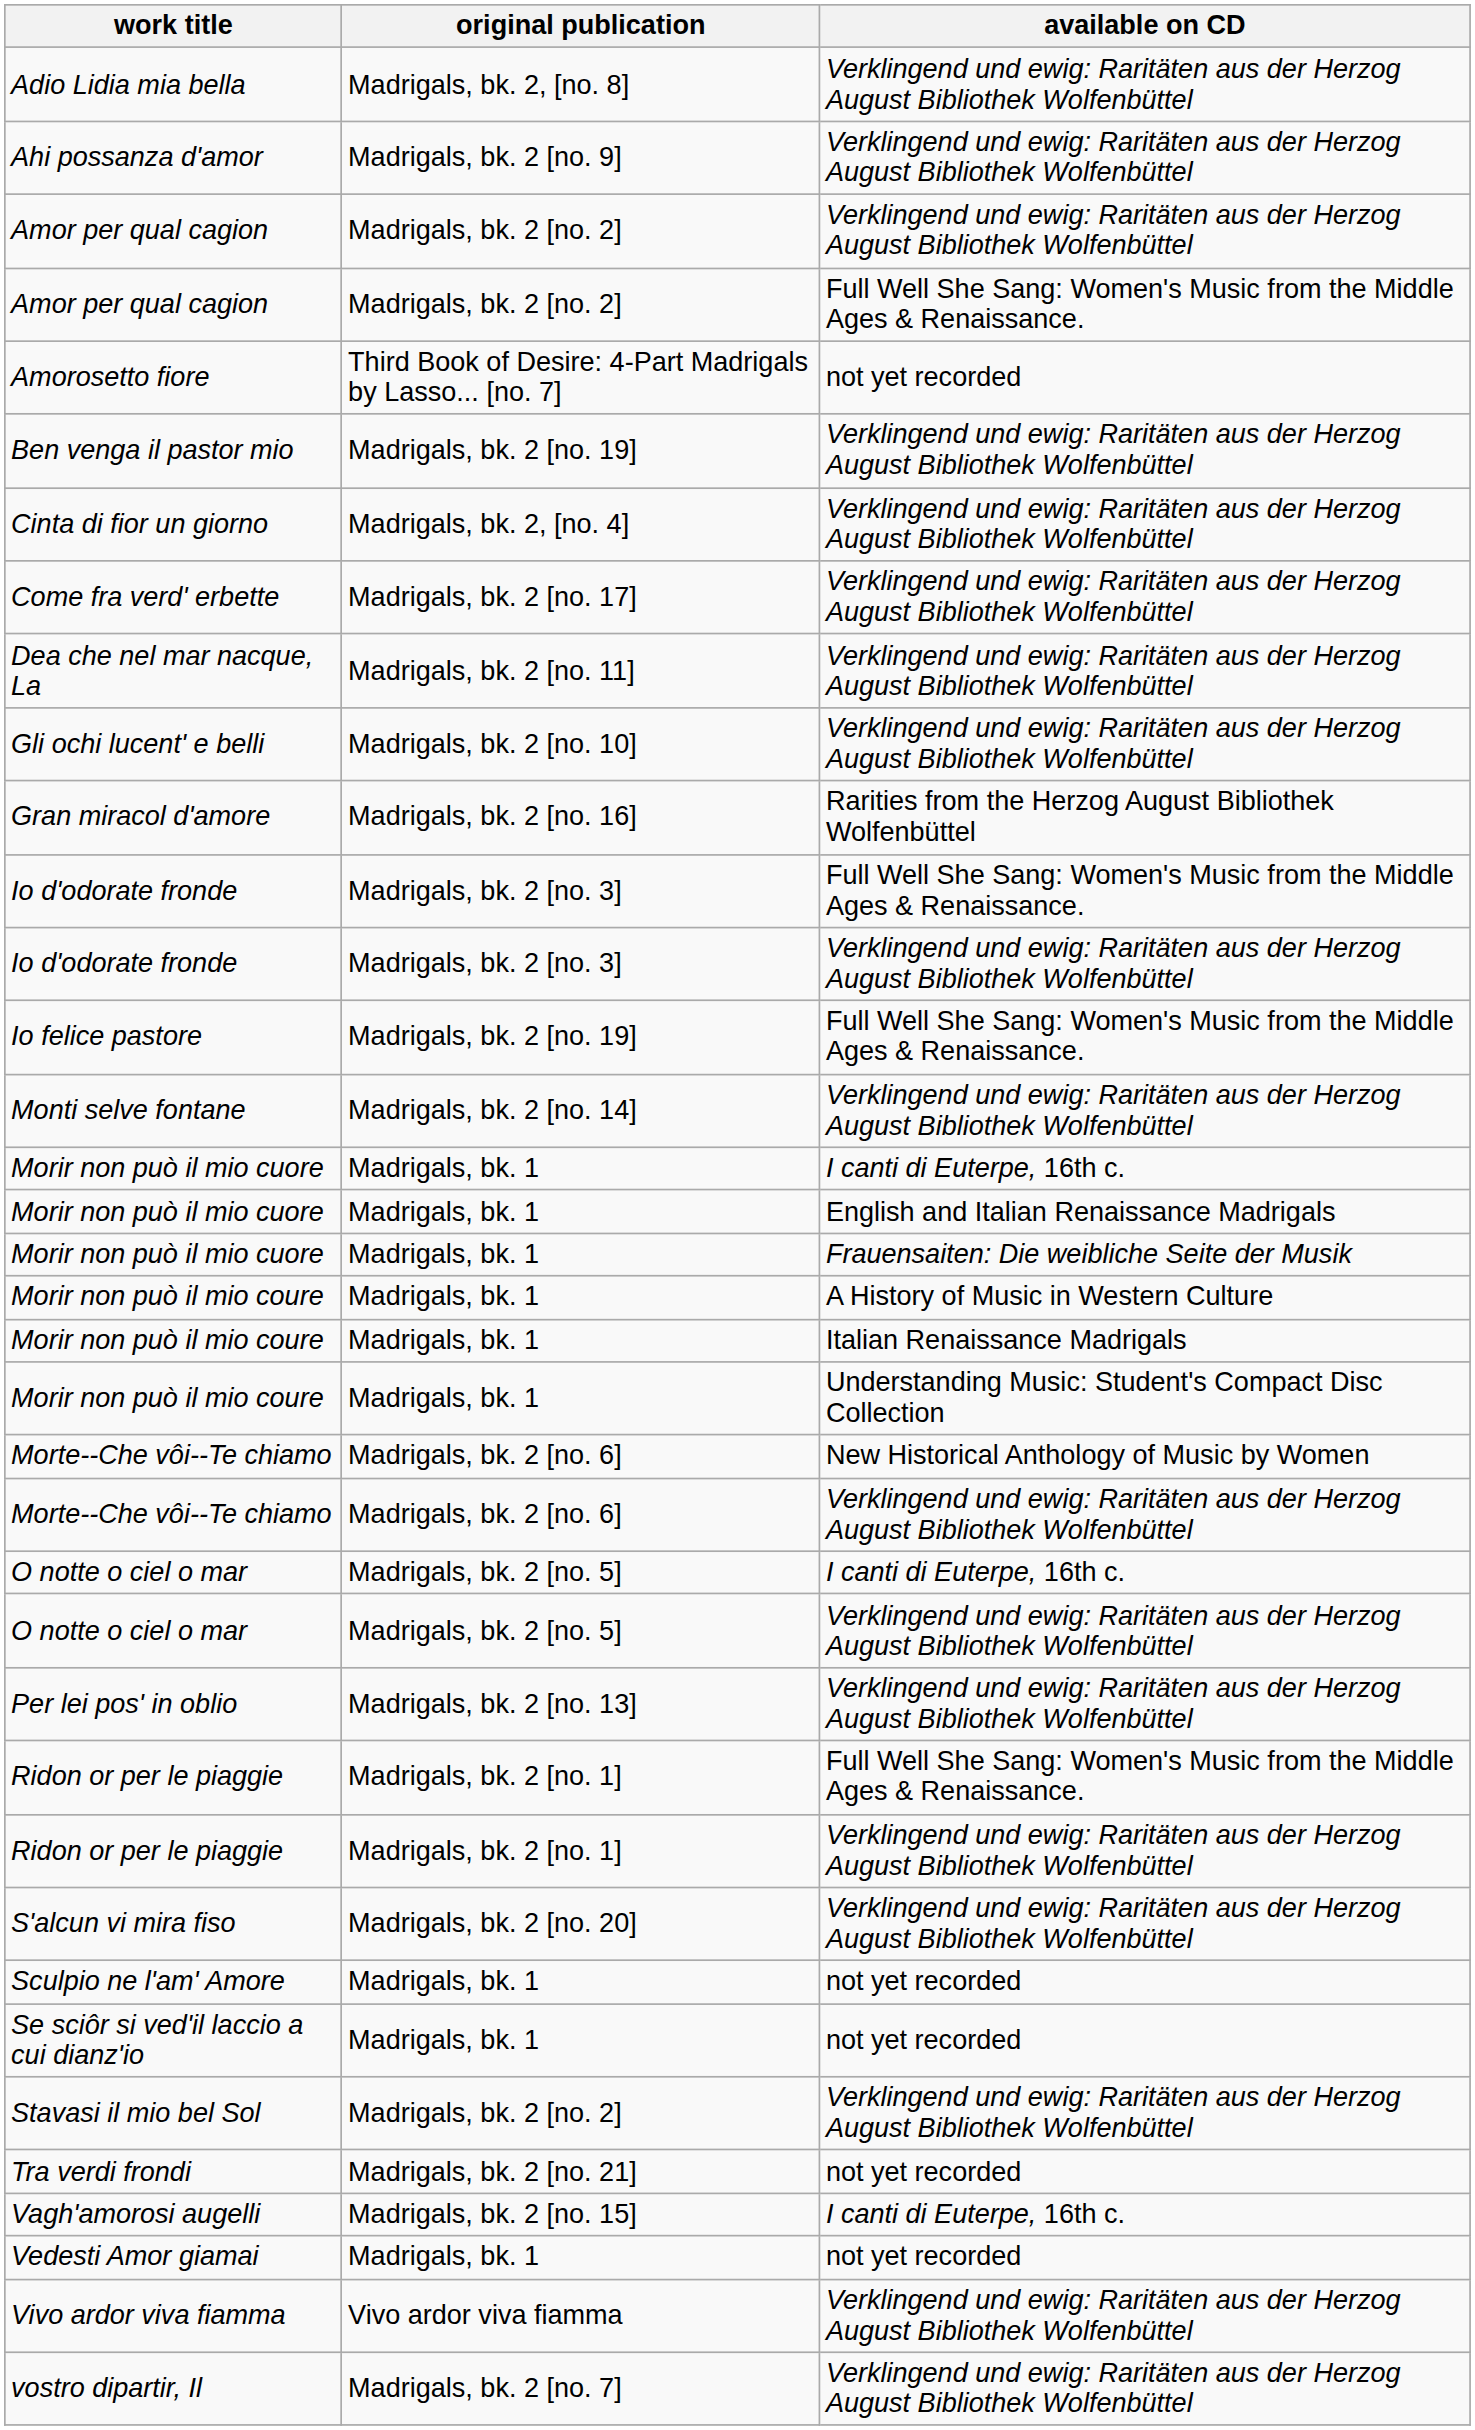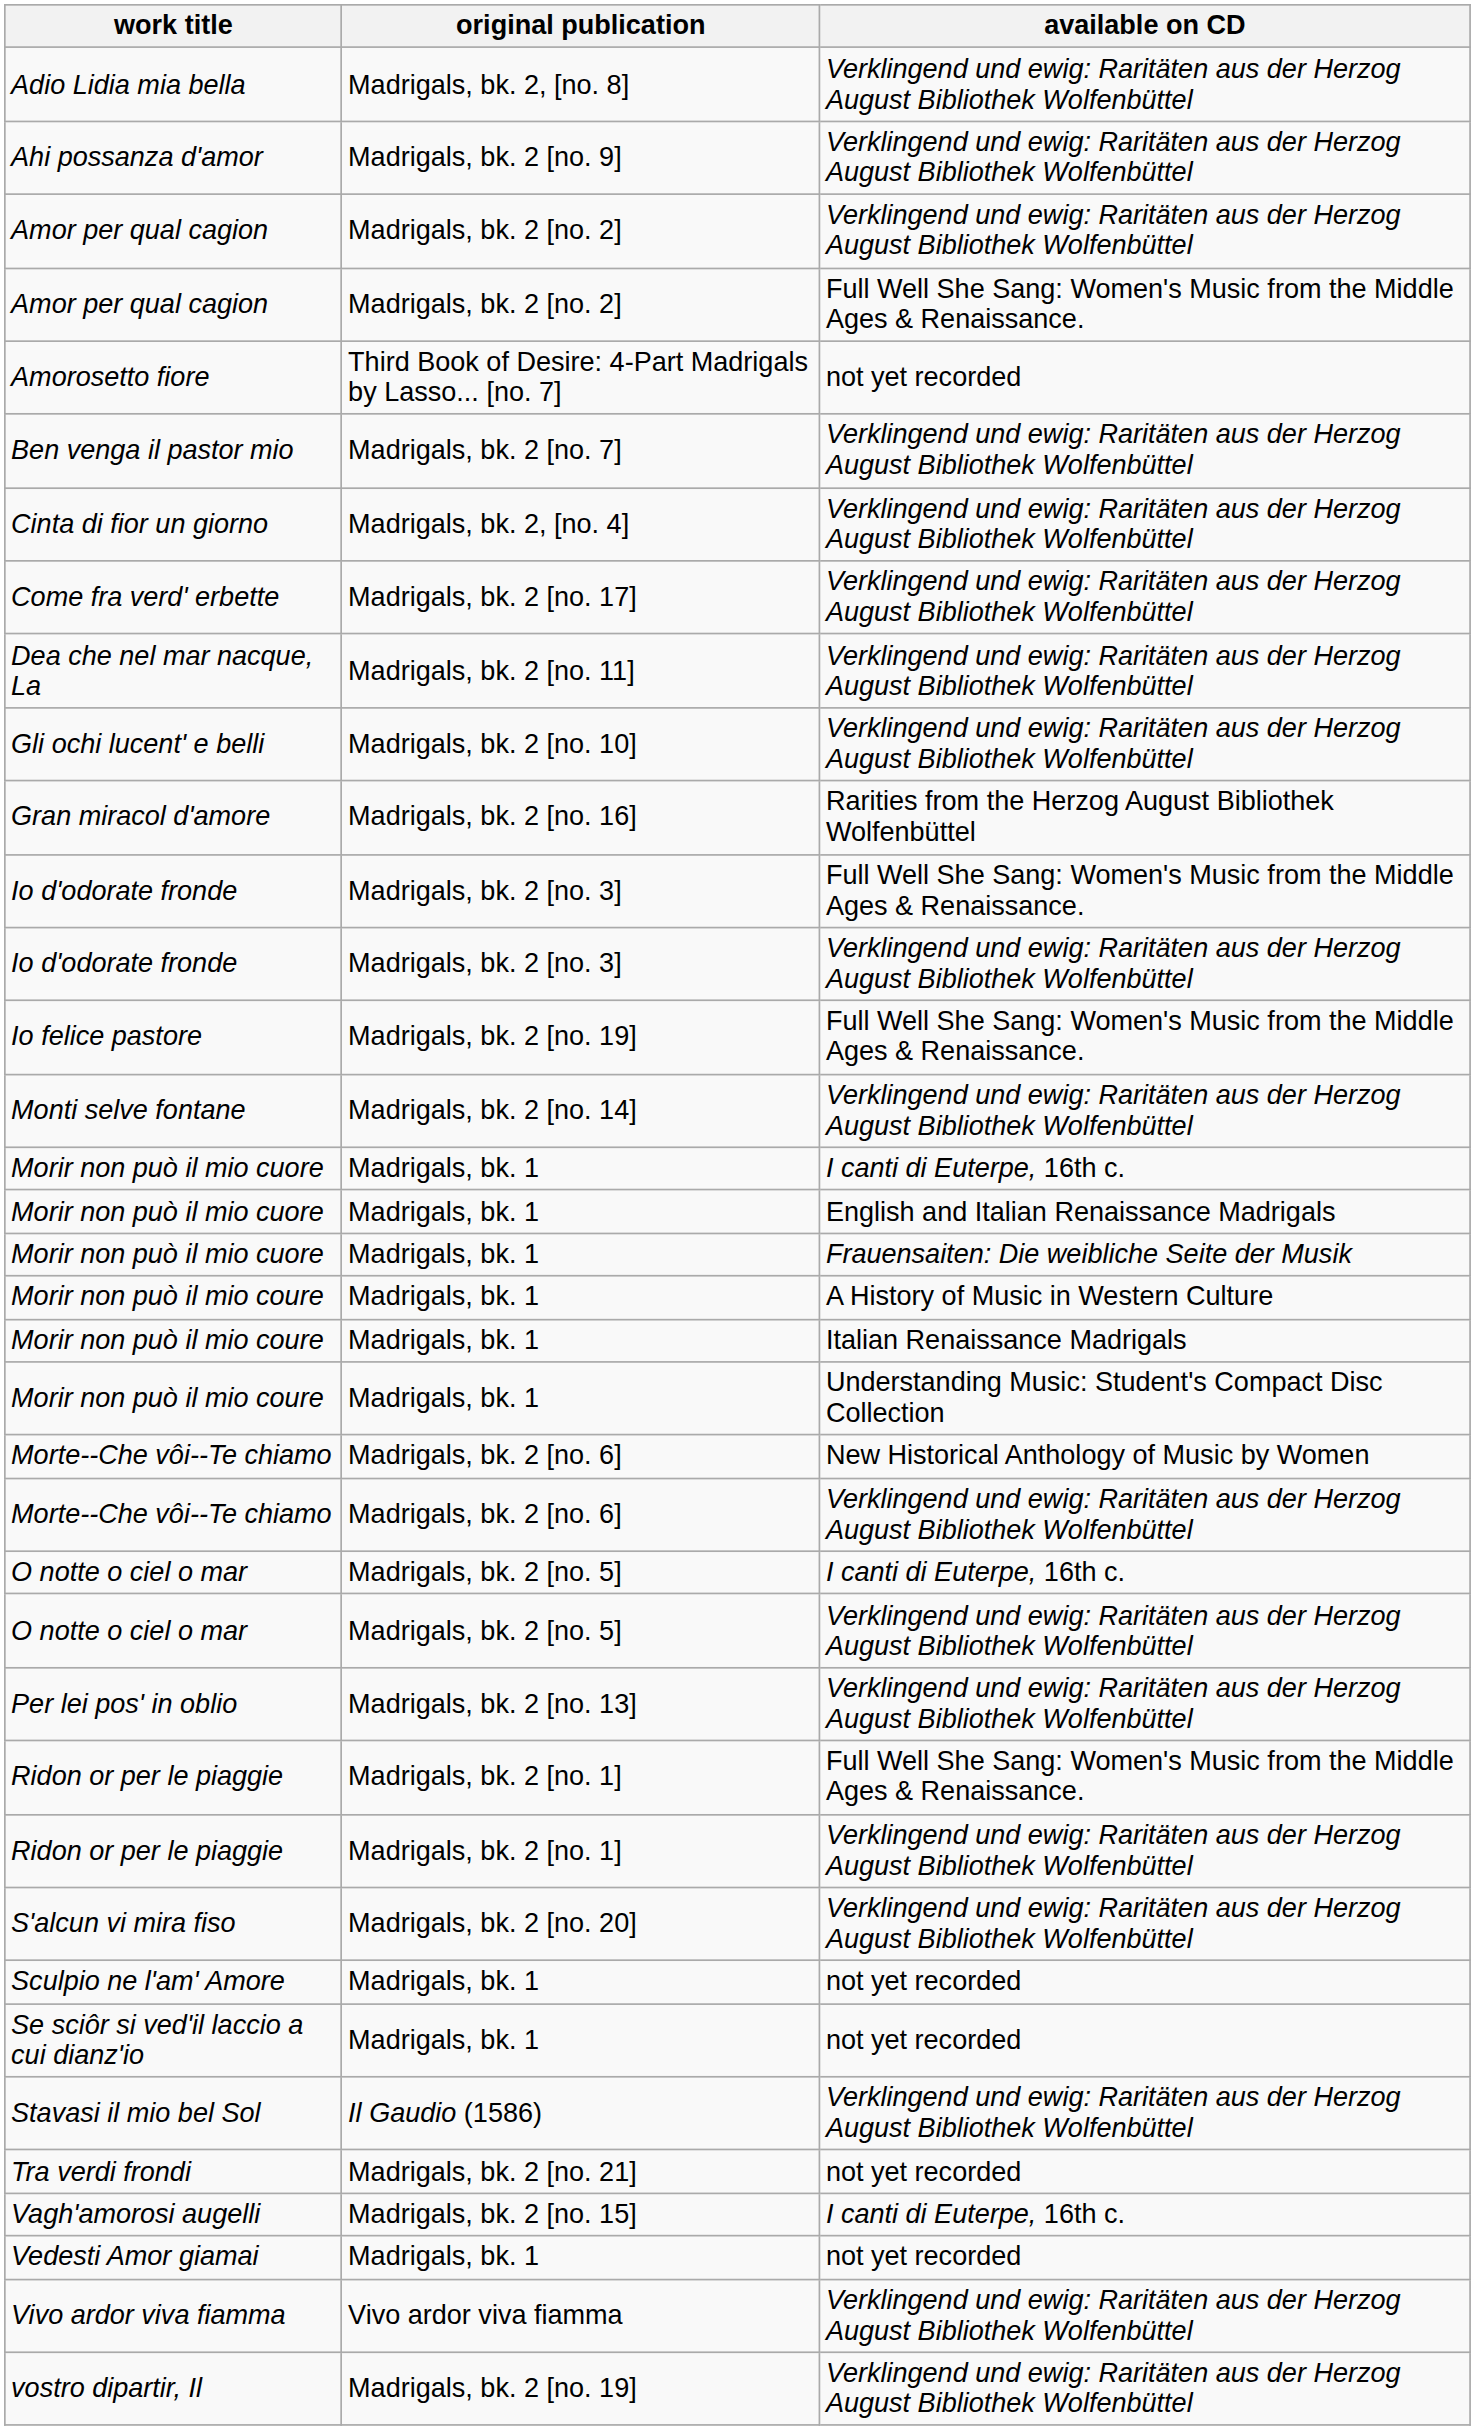(492, 450) Madrigals, bk. 2 [no. 19] -> (485, 450) Madrigals, bk. 2 [no. 7]
(485, 2113) Madrigals, bk. 2 [no. 2] -> (445, 2113) Il Gaudio (1586)
(485, 2388) Madrigals, bk. 2 [no. 7] -> (492, 2388) Madrigals, bk. 2 [no. 19]
